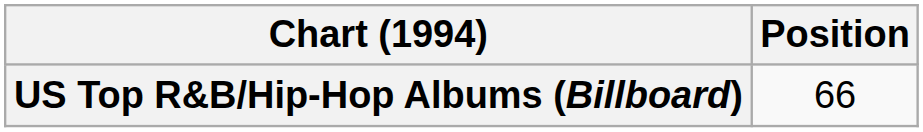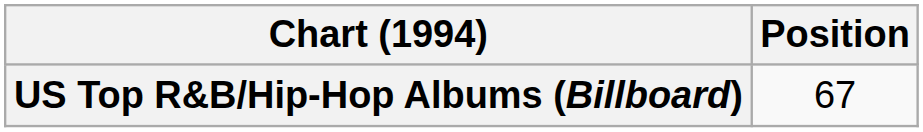(835, 94) 66 -> (835, 94) 67
